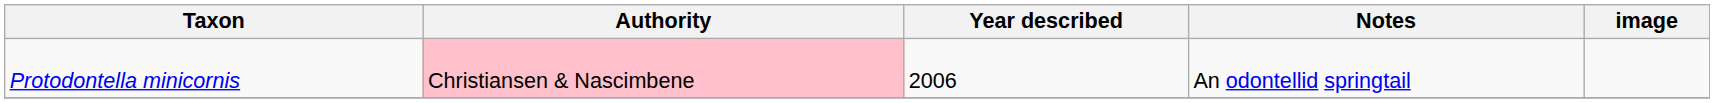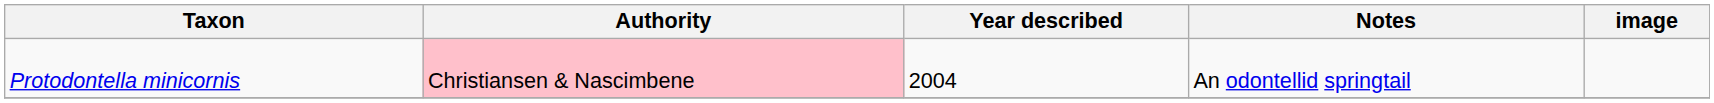(933, 80) 2006 -> (933, 80) 2004
